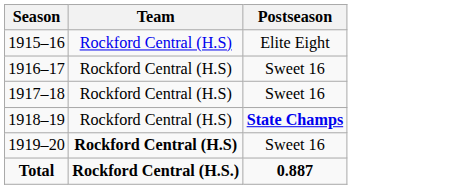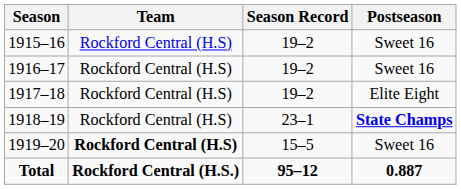+ column: (298, 17)
(295, 42) Elite Eight -> (404, 42) Sweet 16
(295, 94) Sweet 16 -> (404, 94) Elite Eight
